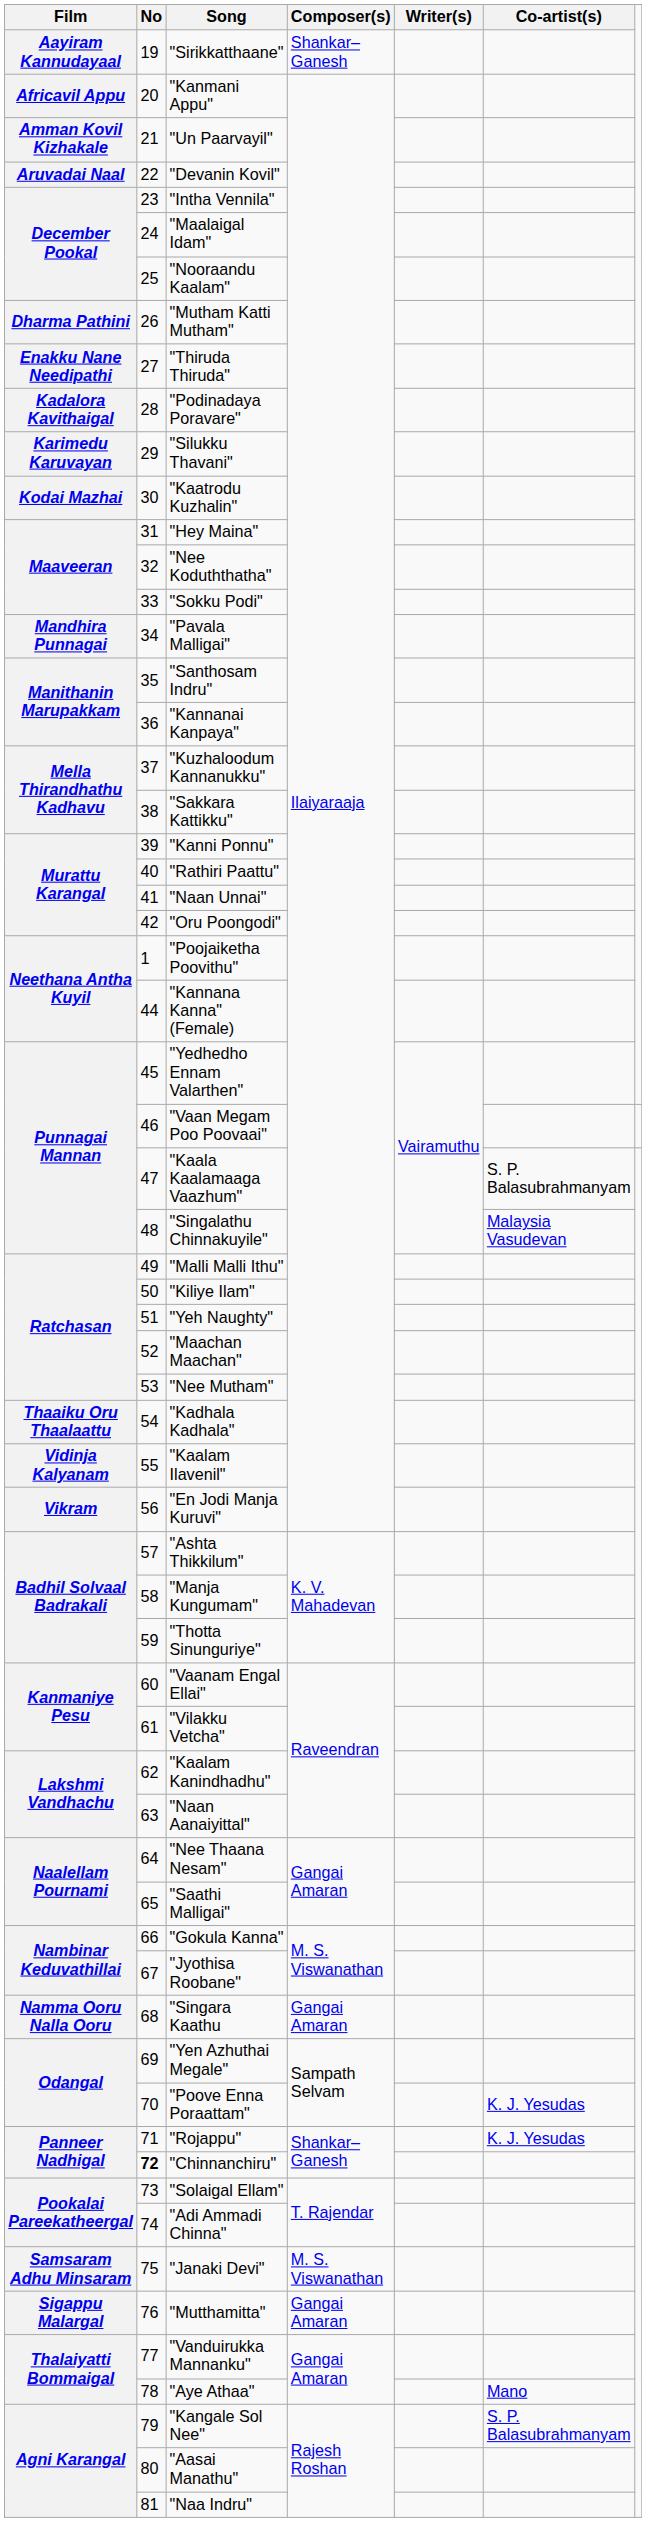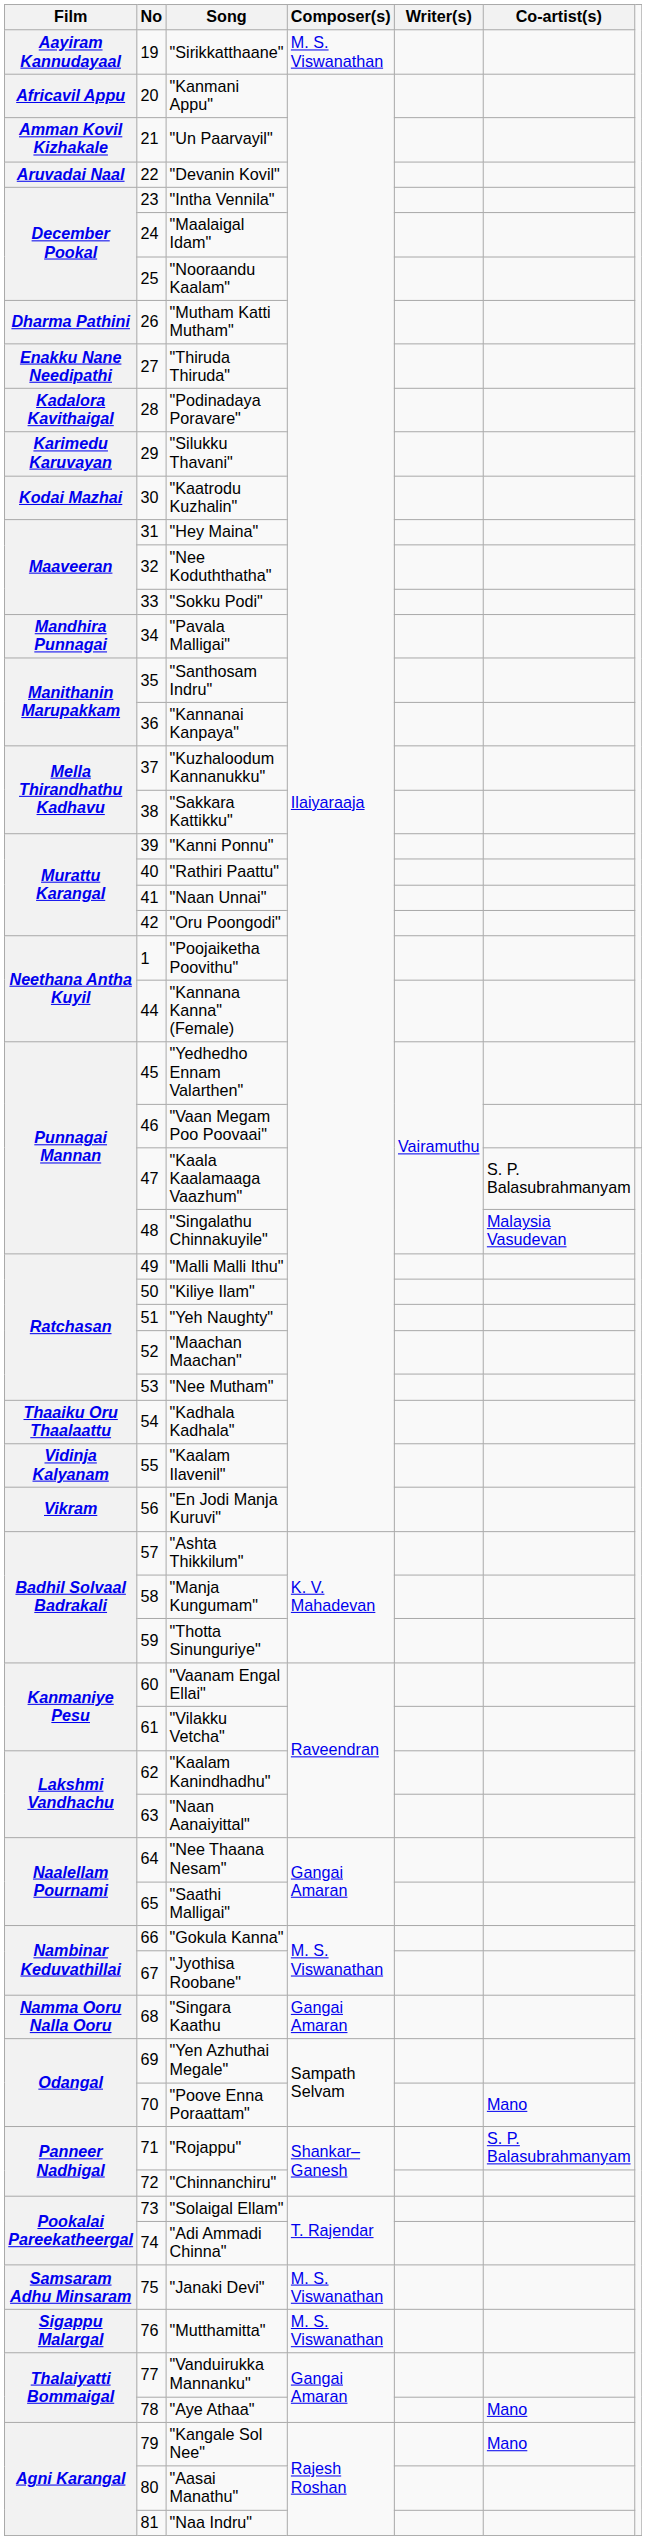(325, 52) Shankar–Ganesh -> (337, 52) M. S. Viswanathan
(536, 2104) K. J. Yesudas -> (507, 2104) Mano
(536, 2139) K. J. Yesudas -> (559, 2148) S. P. Balasubrahmanyam
(150, 2164) bold -> (150, 2183) normal
(319, 2312) Gangai Amaran -> (337, 2330) M. S. Viswanathan
(559, 2426) S. P. Balasubrahmanyam -> (507, 2444) Mano
